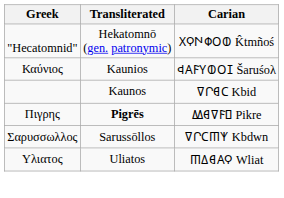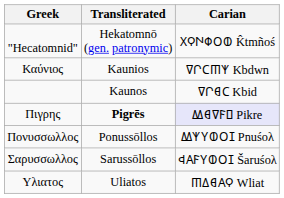(227, 69) 𐊮𐊠𐊥𐊲𐊸𐊫𐊦 Šaruśoλ -> (227, 69) 𐊼𐊬𐊢𐊿𐊵 Kbdwn
(227, 115) no background -> (227, 115) lavender background
+ row: (43, 136)
(227, 137) 𐊼𐊬𐊢𐊿𐊵 Kbdwn -> (227, 160) 𐊮𐊠𐊥𐊲𐊸𐊫𐊦 Šaruśoλ
